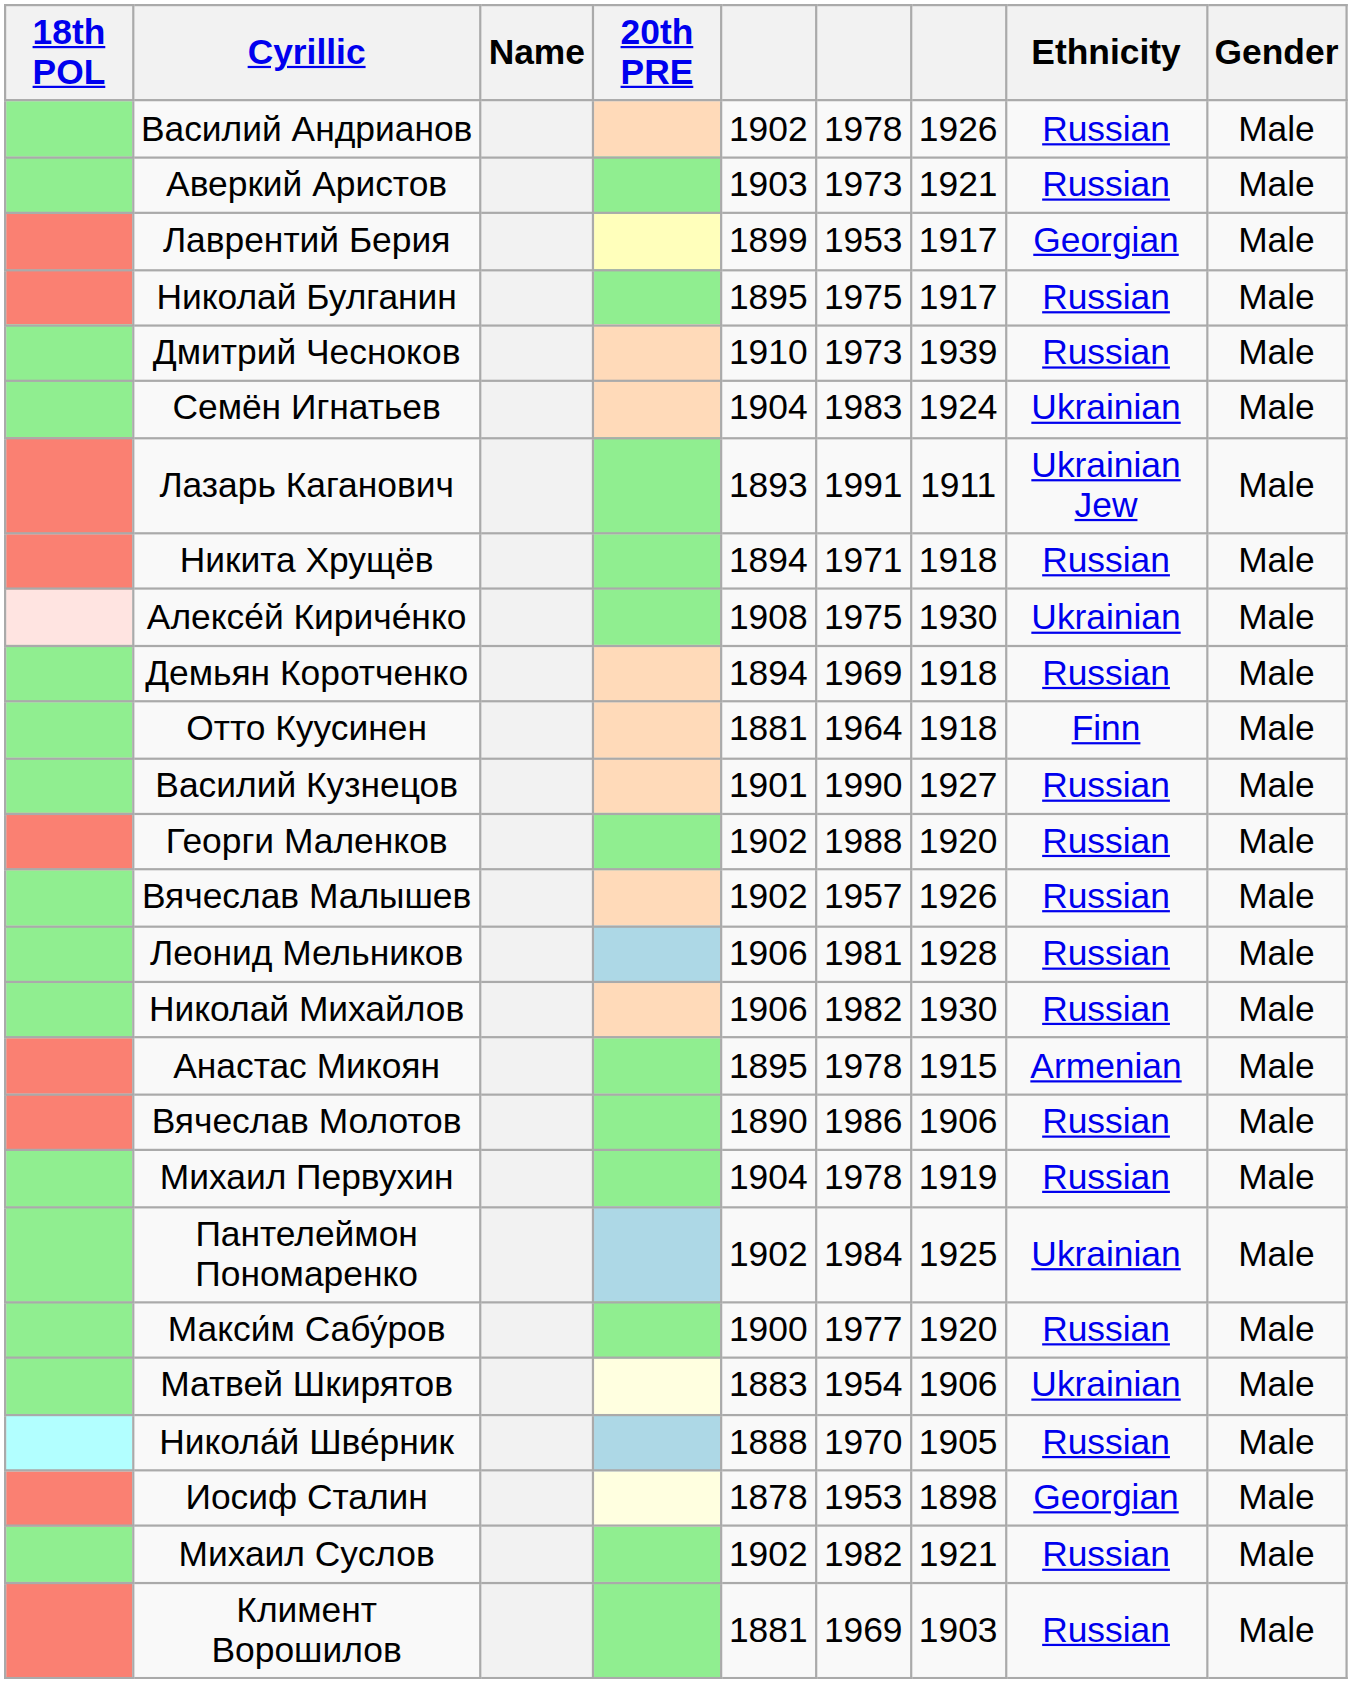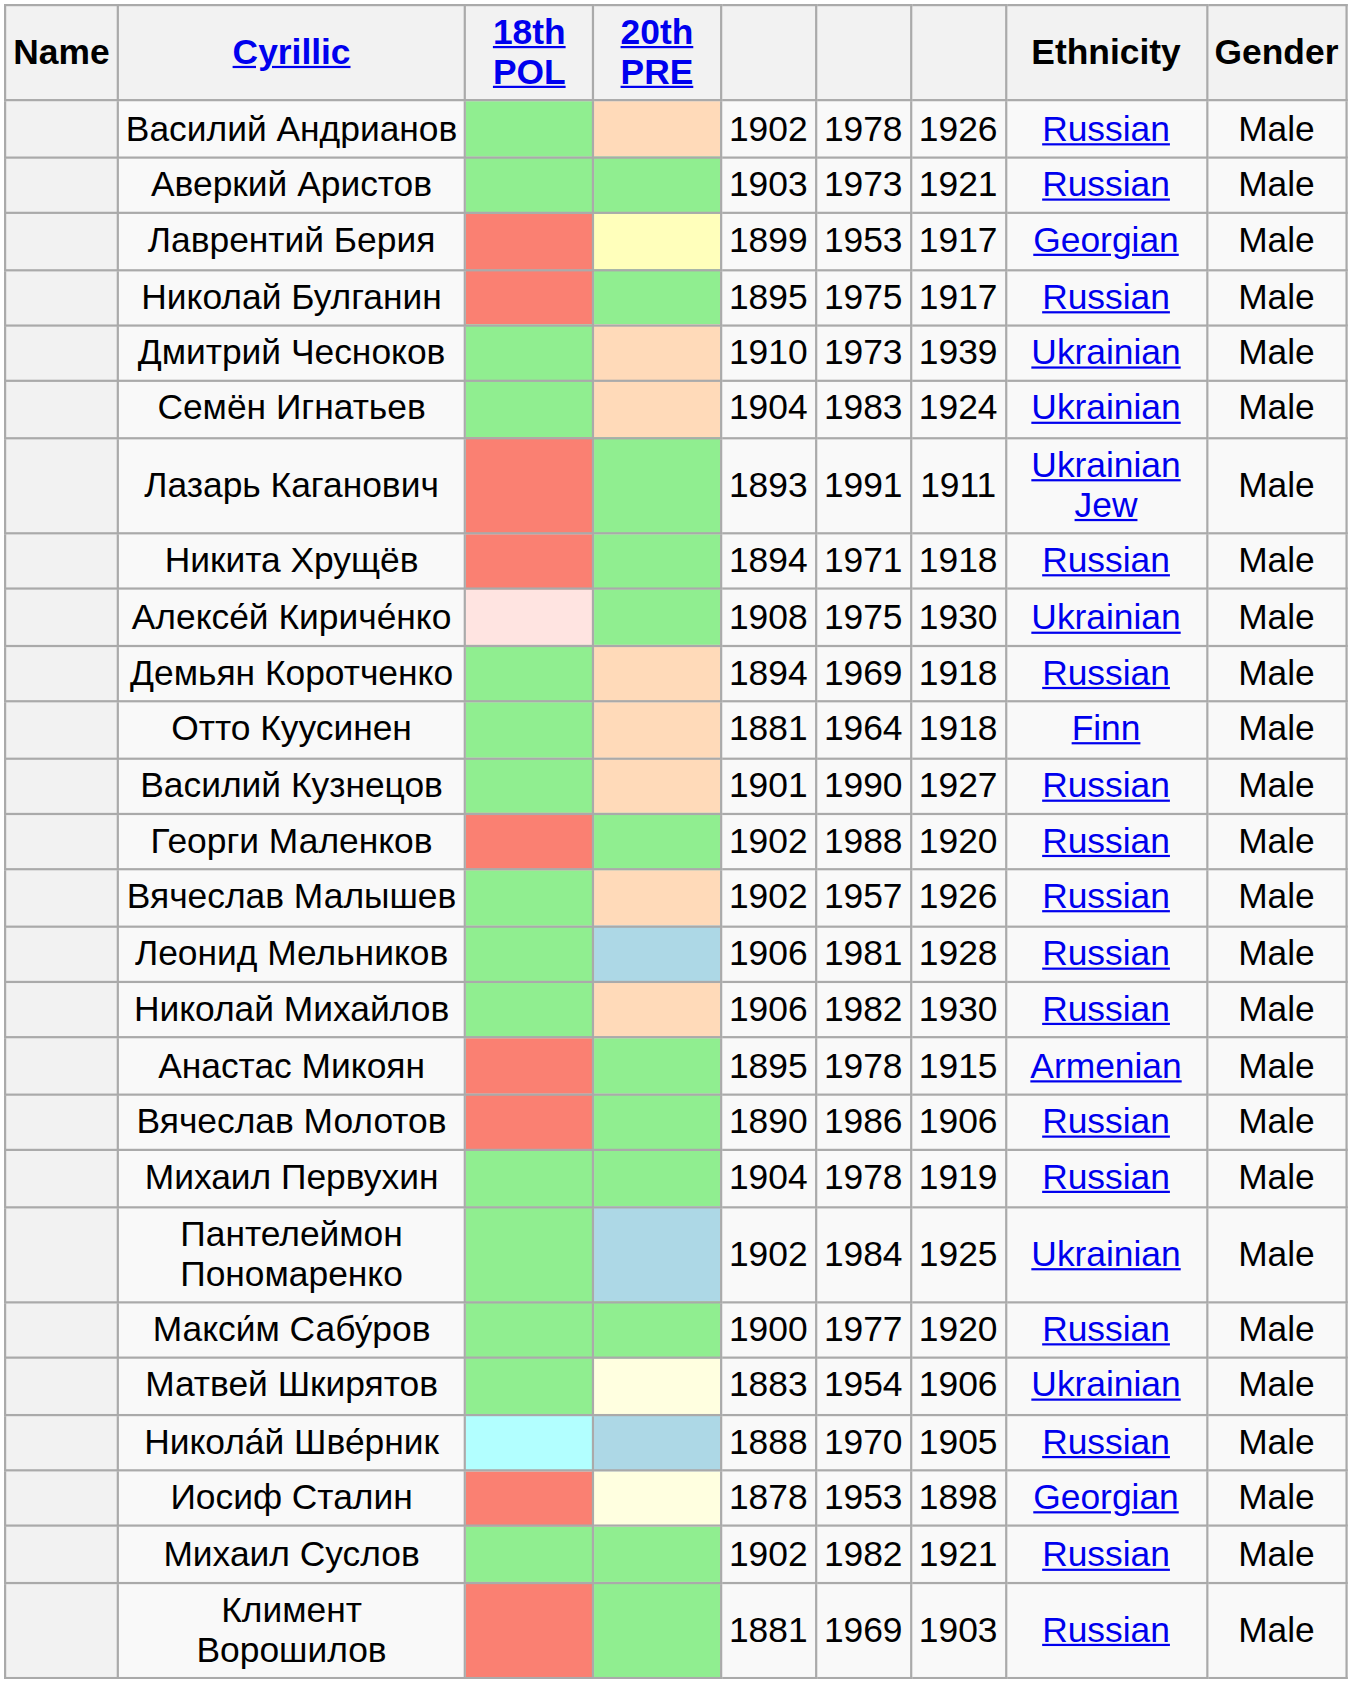columns swapped: (537, 52) <-> (69, 52)
(1106, 352) Russian -> (1106, 352) Ukrainian
